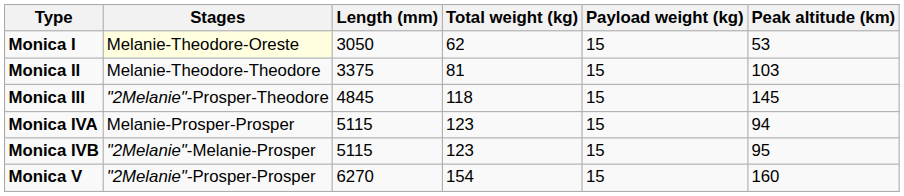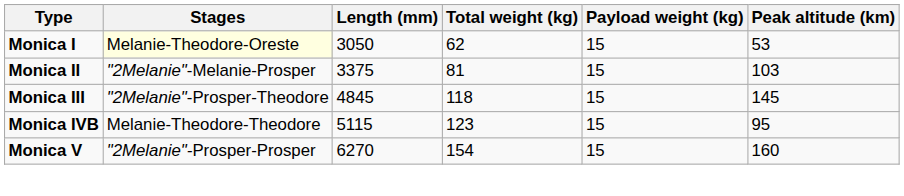(214, 71) Melanie-Theodore-Theodore -> (211, 71) "2Melanie"-Melanie-Prosper
- row: (53, 124)
(211, 151) "2Melanie"-Melanie-Prosper -> (214, 124) Melanie-Theodore-Theodore
